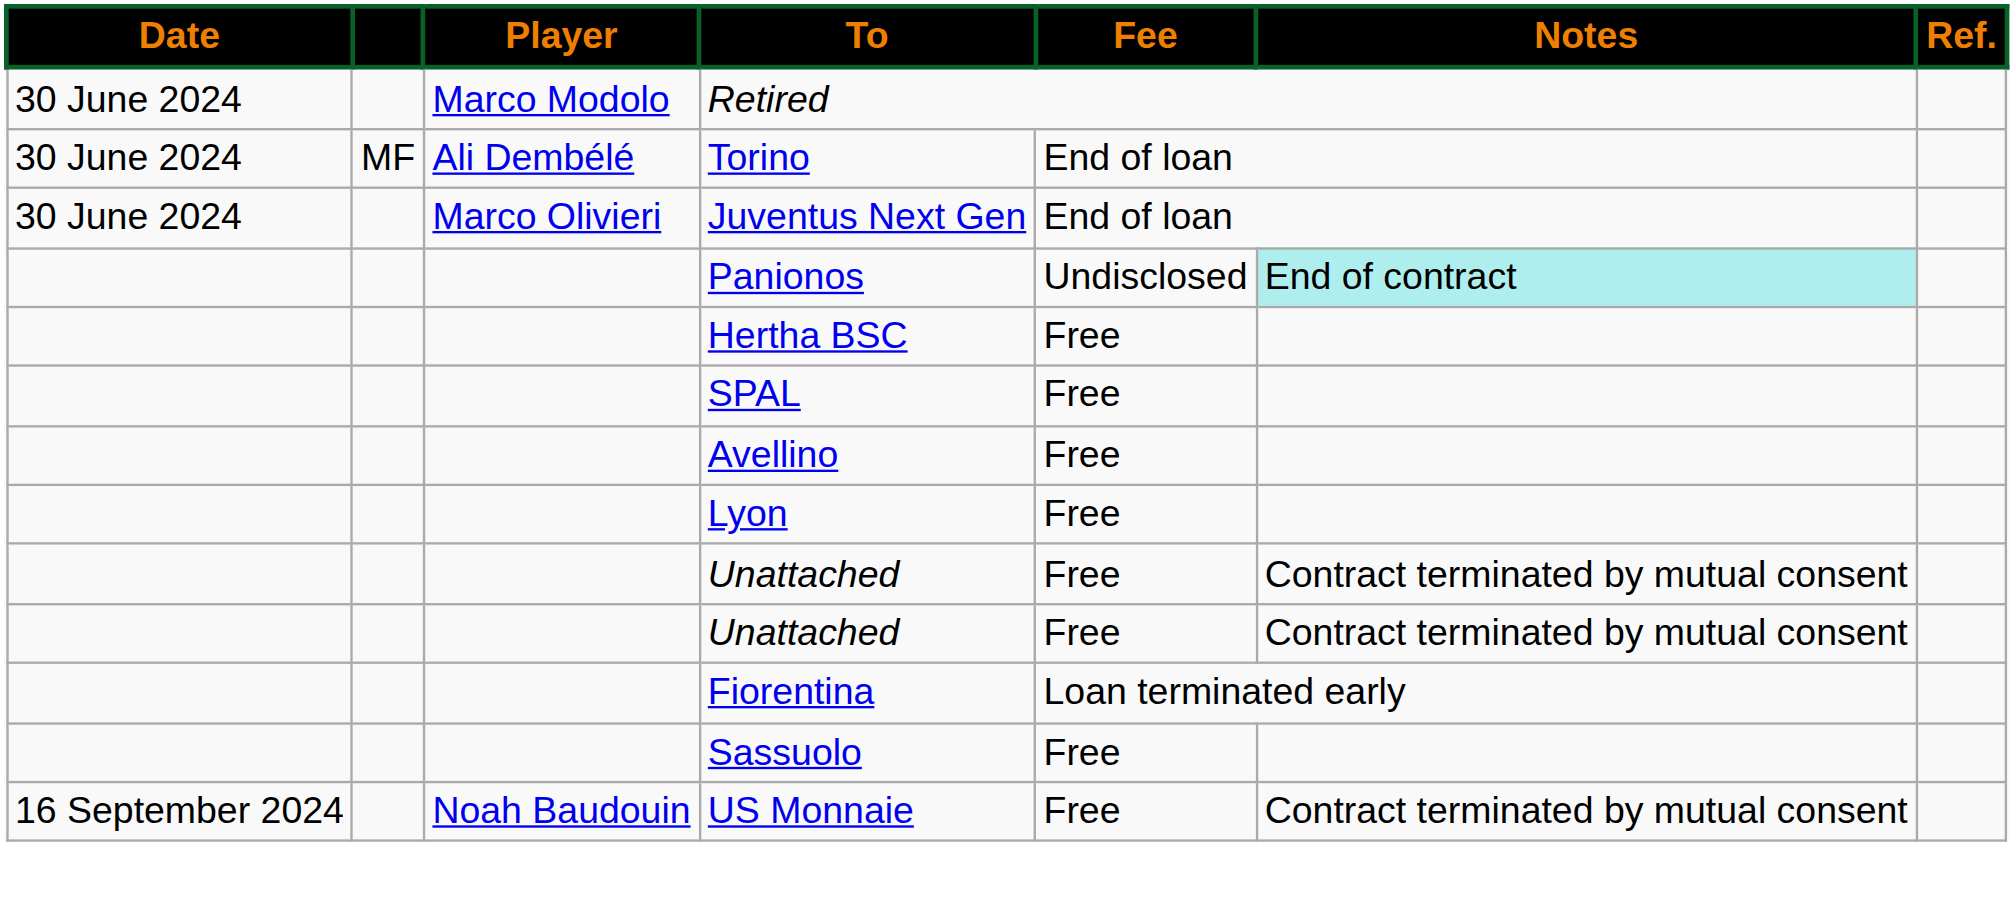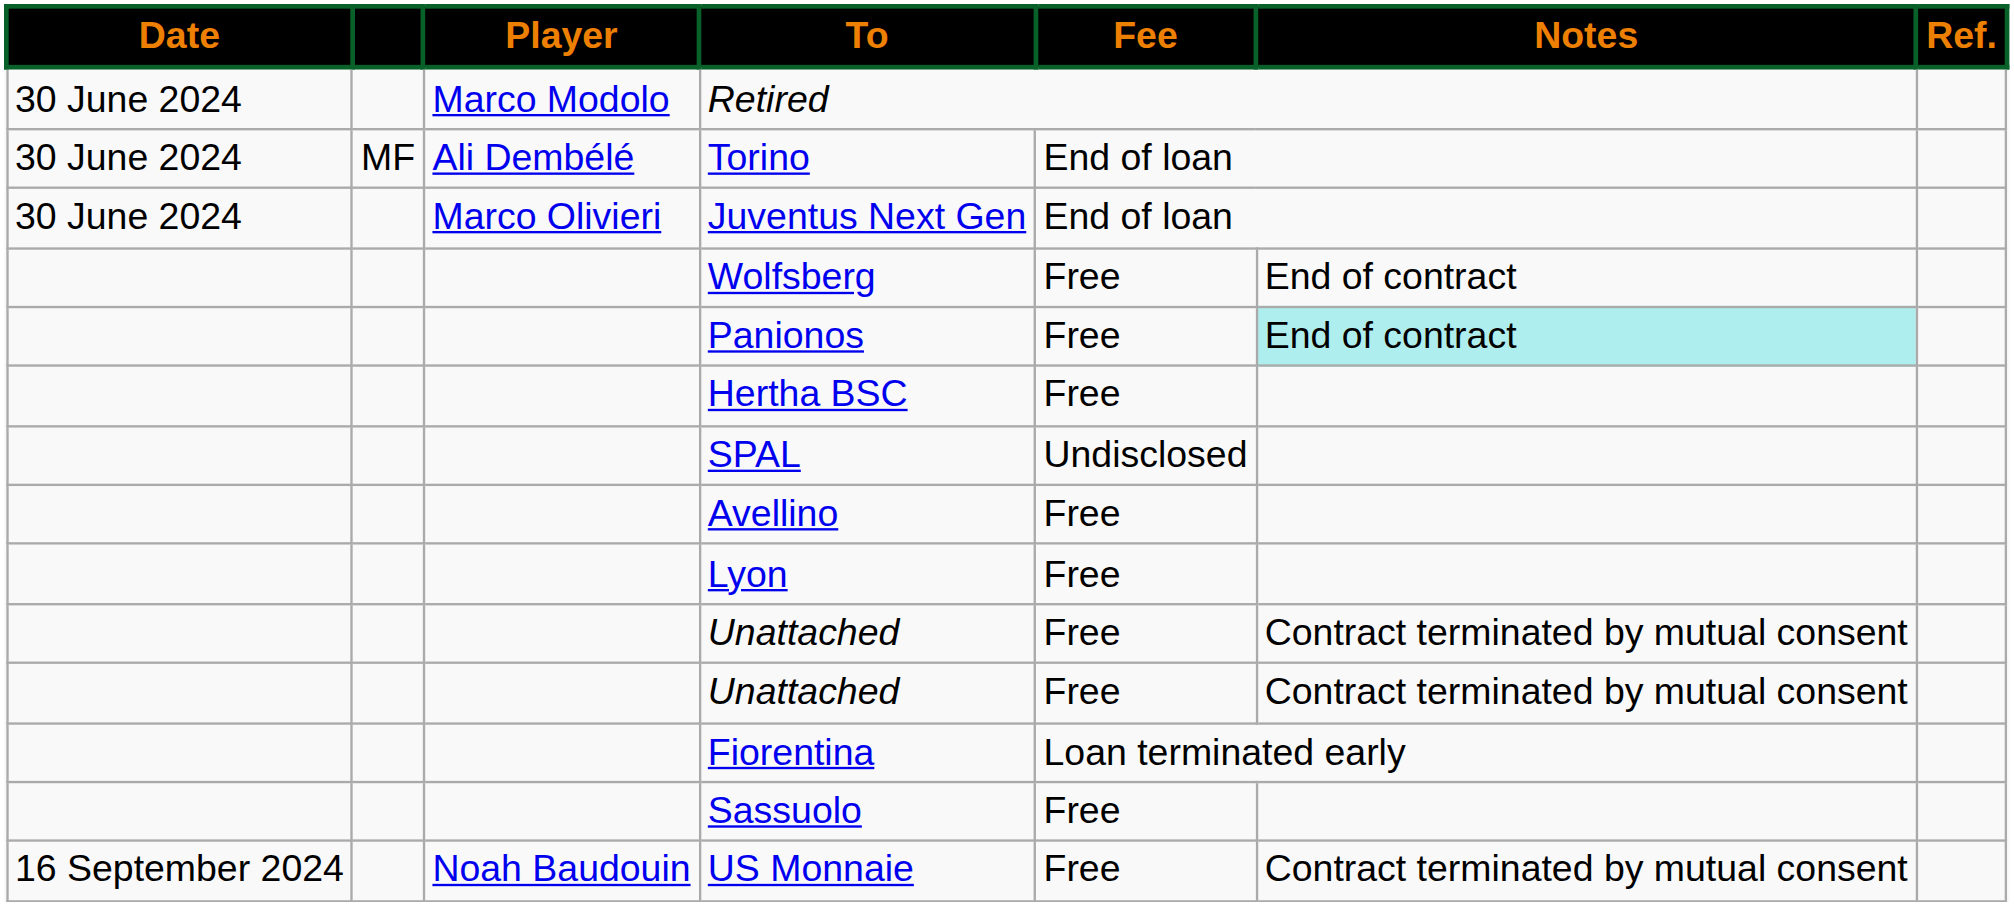+ row: (562, 277)
(1145, 276) Undisclosed -> (1082, 335) Free
(1082, 395) Free -> (1145, 454) Undisclosed
